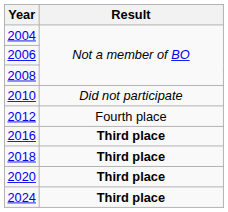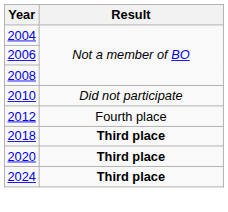- row: (22, 136)
